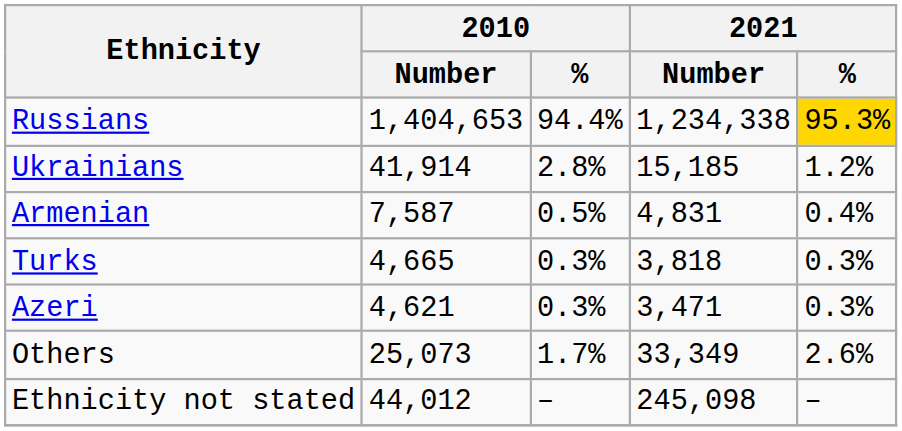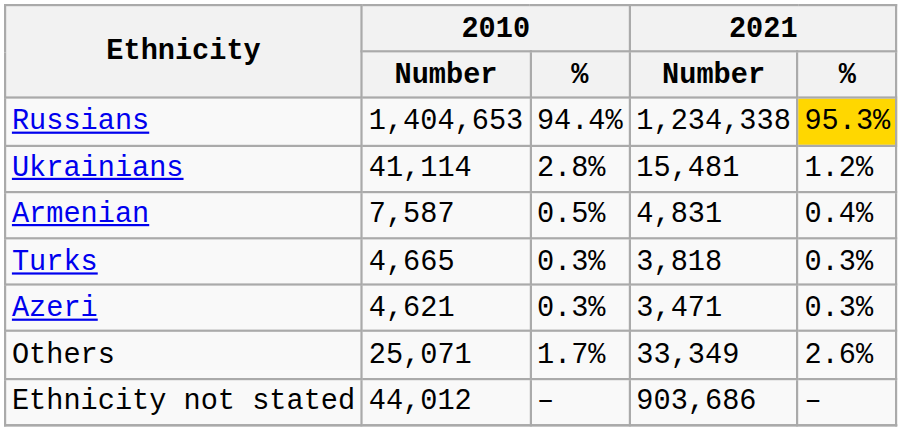(420, 168) 41,914 -> (420, 168) 41,114
(688, 168) 15,185 -> (688, 168) 15,481
(420, 355) 25,073 -> (420, 355) 25,071
(696, 401) 245,098 -> (696, 401) 903,686
